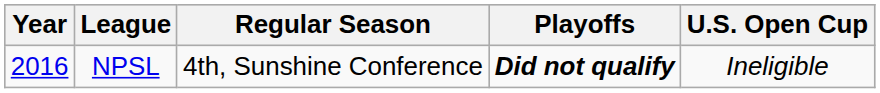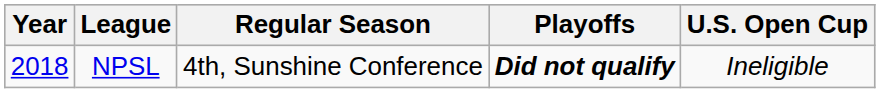(40, 66) 2016 -> (40, 66) 2018
